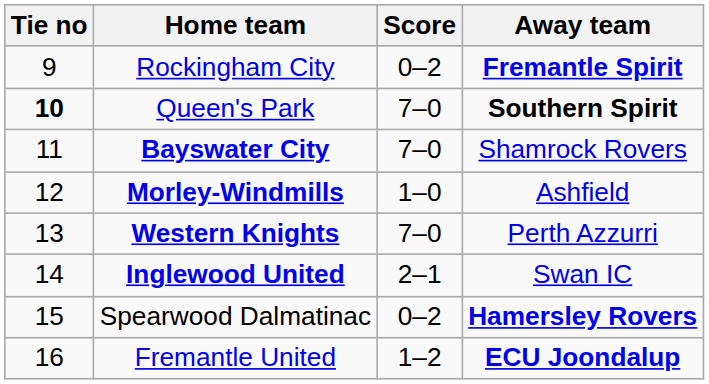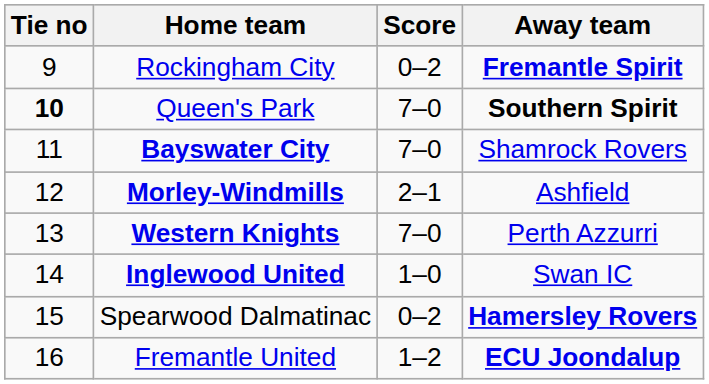(420, 191) 1–0 -> (420, 191) 2–1
(420, 274) 2–1 -> (420, 274) 1–0
